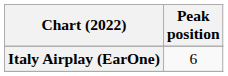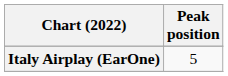(193, 58) 6 -> (193, 58) 5
